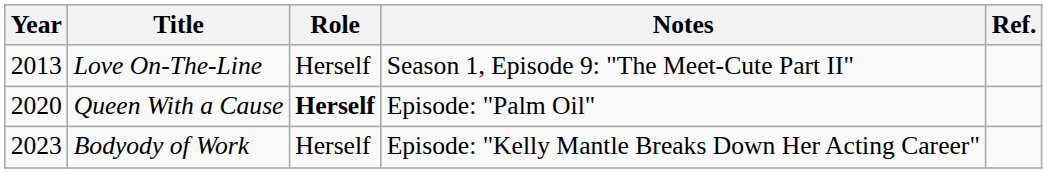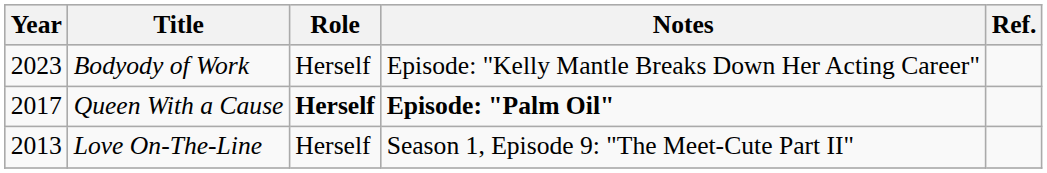rows swapped: (168, 65) <-> (161, 146)
(36, 106) 2020 -> (36, 106) 2017
(491, 106) normal -> (500, 106) bold
